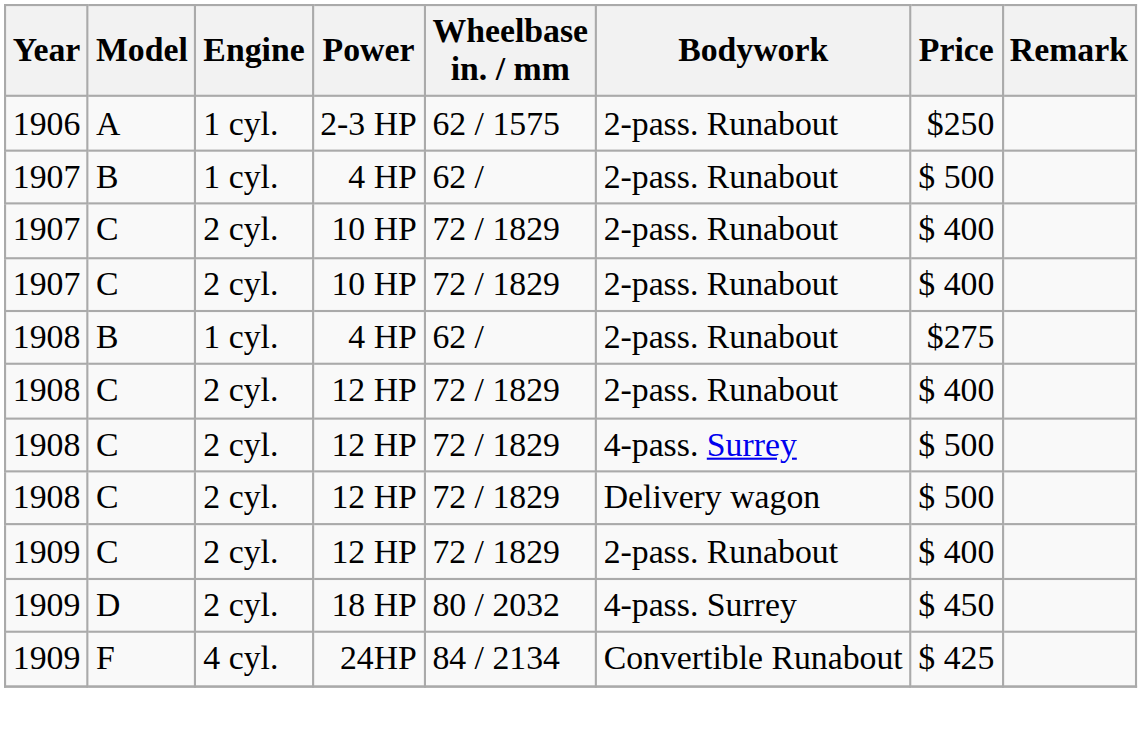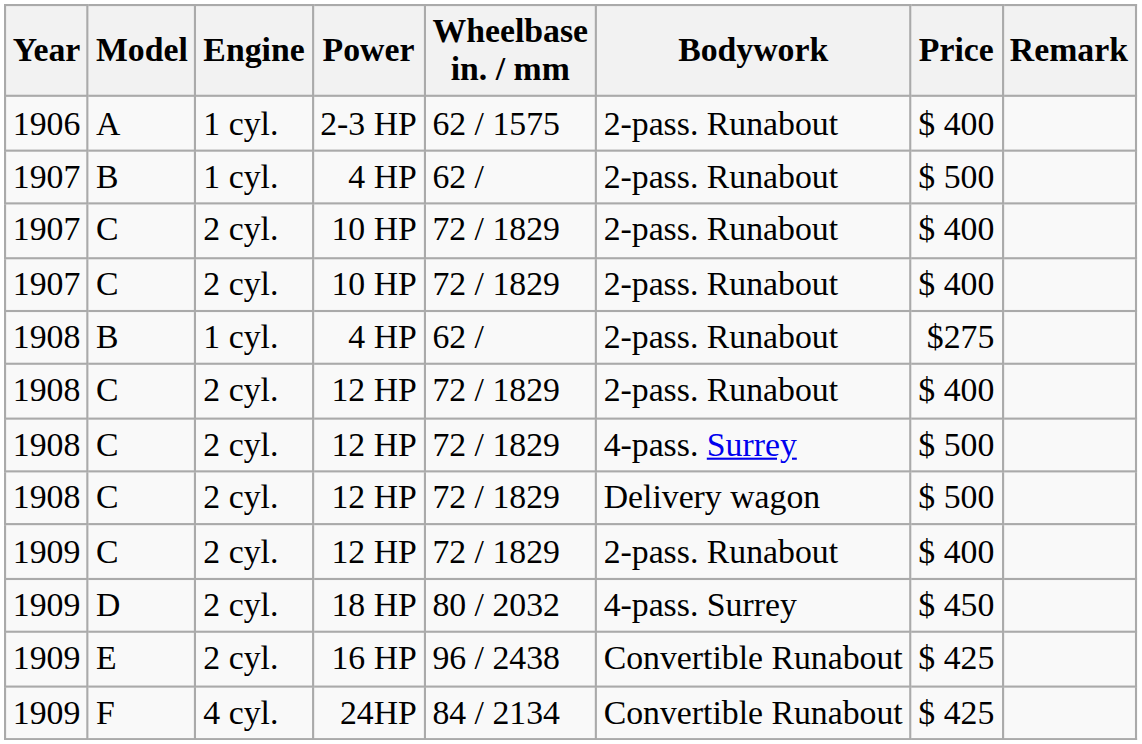(961, 122) $250 -> (956, 122) $ 400
+ row: (47, 658)
